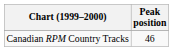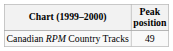(150, 38) 46 -> (150, 38) 49
